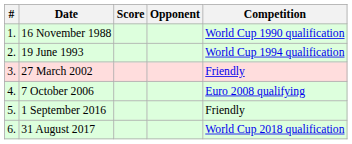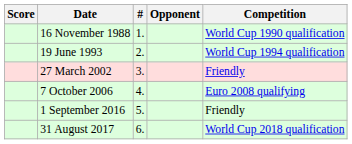columns swapped: (12, 14) <-> (131, 14)
